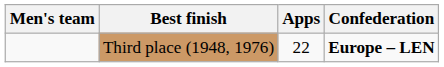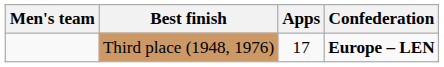(301, 47) 22 -> (301, 47) 17
